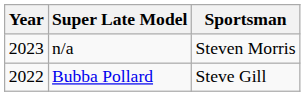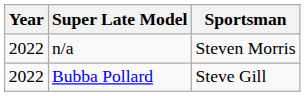(26, 48) 2023 -> (26, 48) 2022
